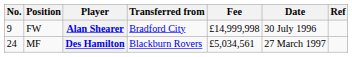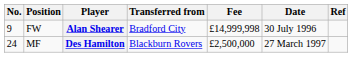(232, 44) £5,034,561 -> (232, 44) £2,500,000
